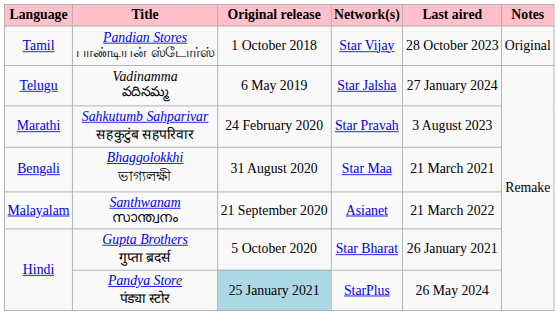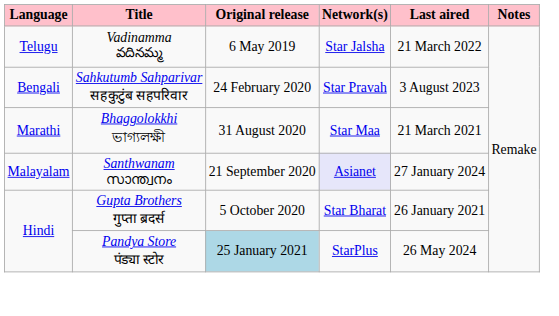- row: (145, 44)
(452, 85) 27 January 2024 -> (440, 46) 21 March 2022
(39, 126) Marathi -> (39, 87) Bengali
(39, 169) Bengali -> (39, 130) Marathi
(367, 210) no background -> (355, 171) lavender background
(452, 210) 21 March 2022 -> (440, 171) 27 January 2024
